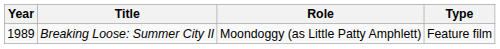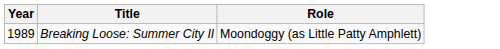- column: (459, 14)
